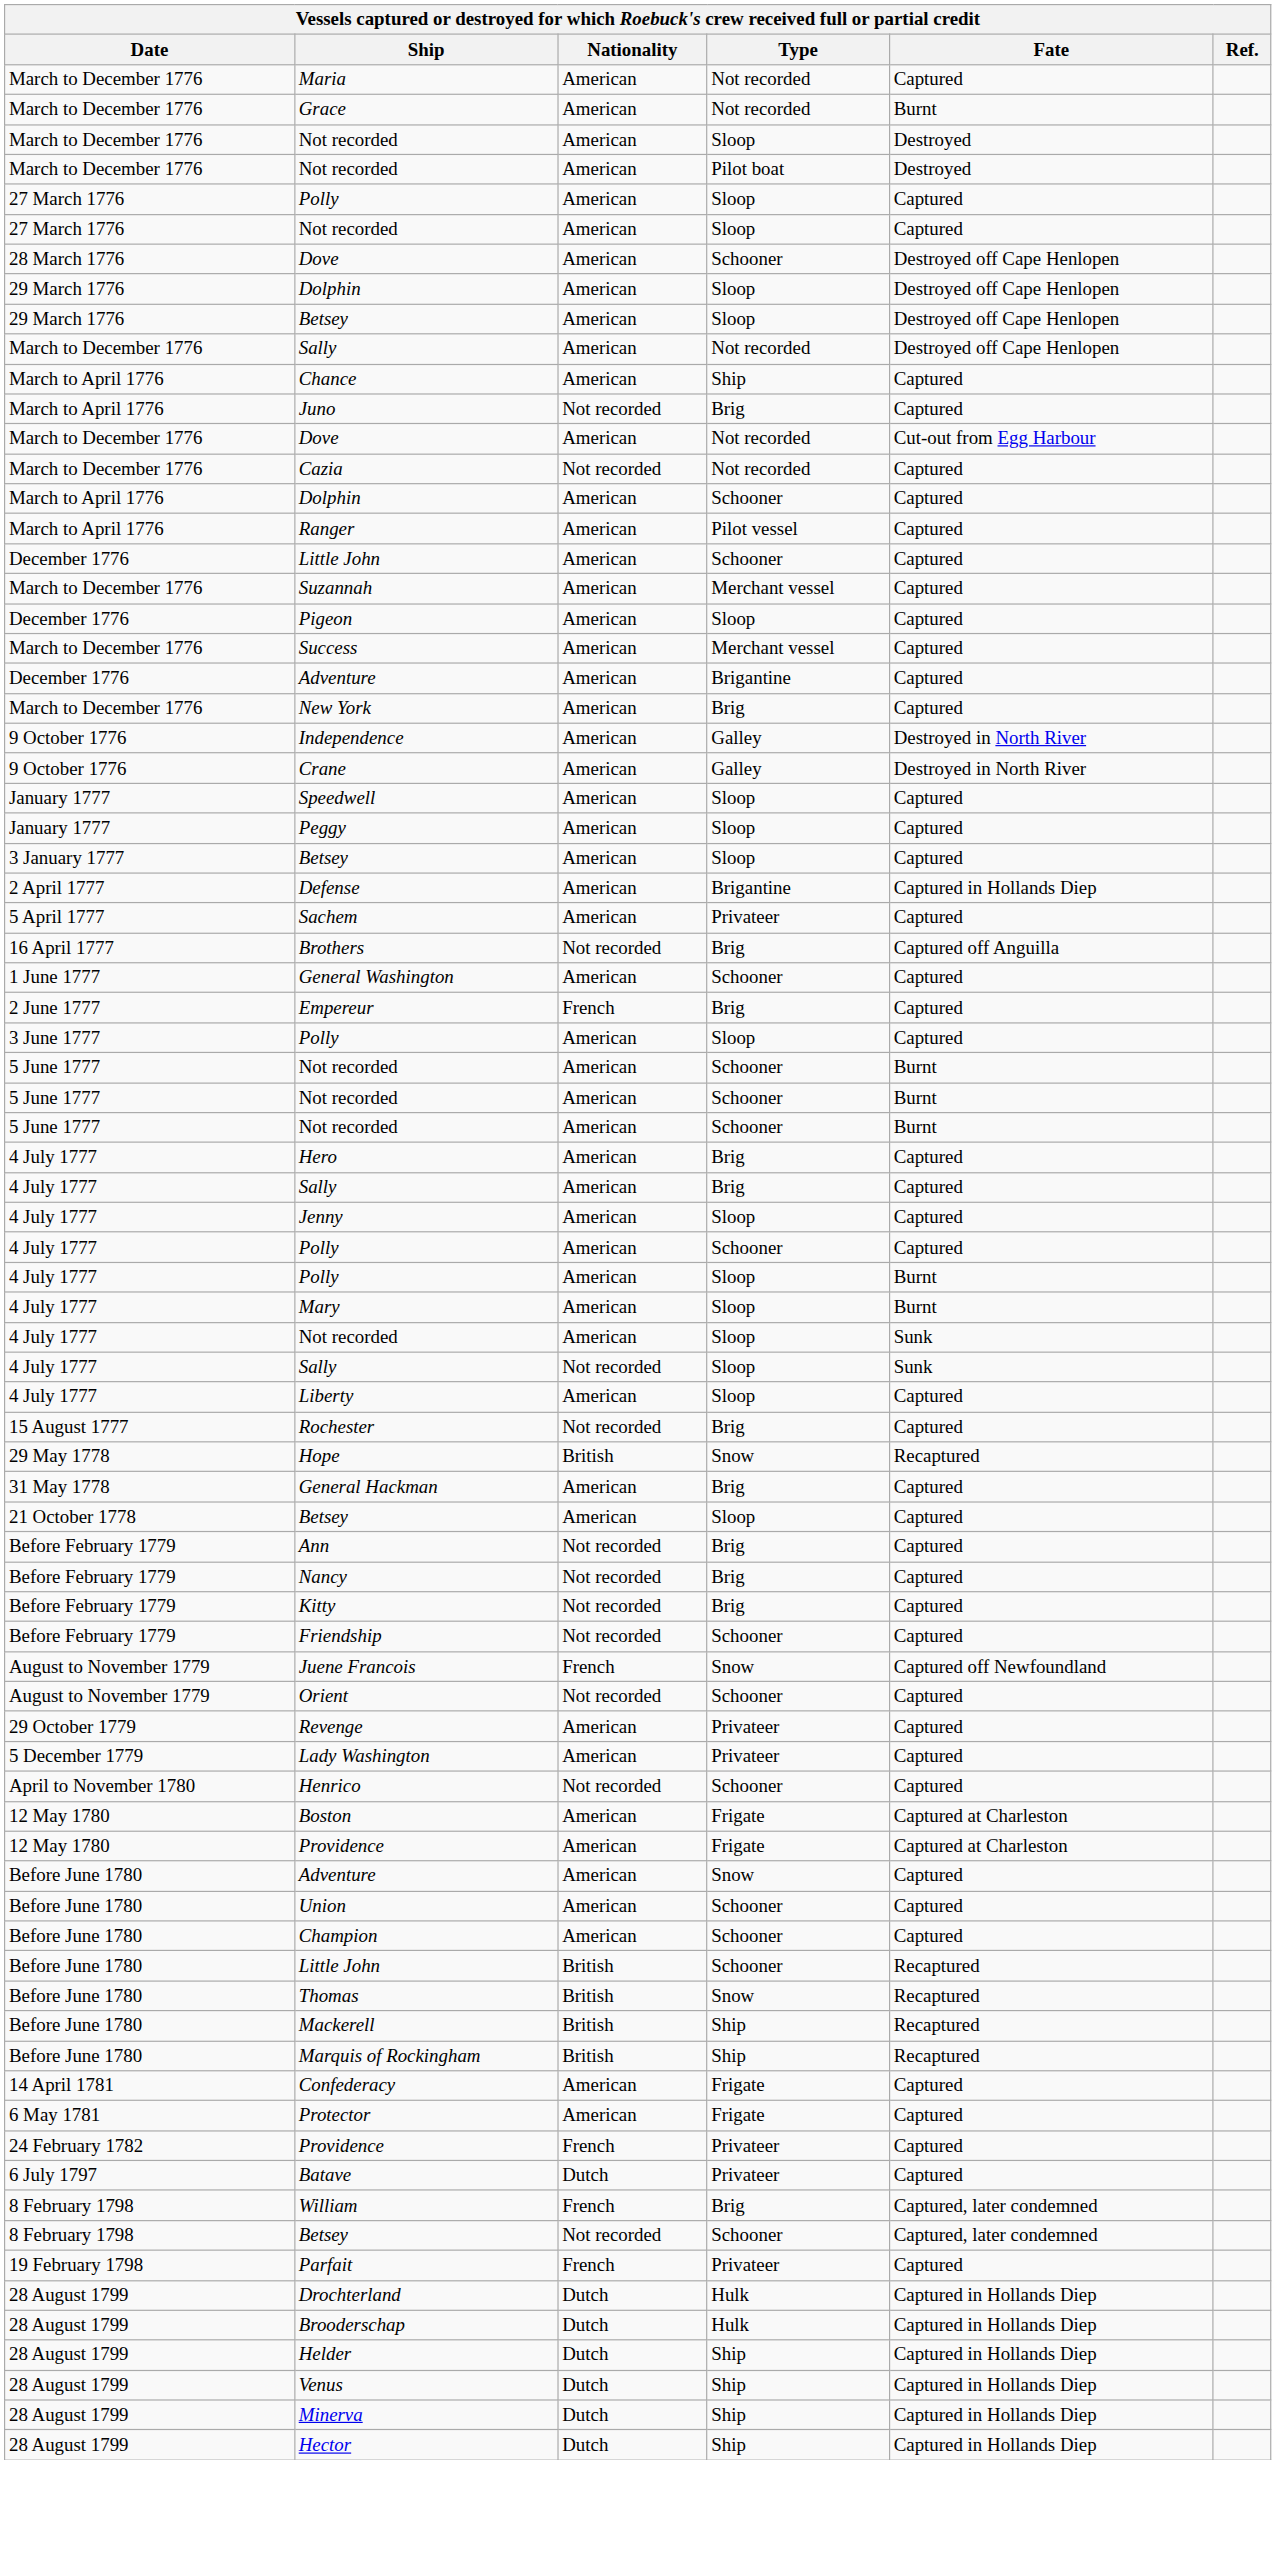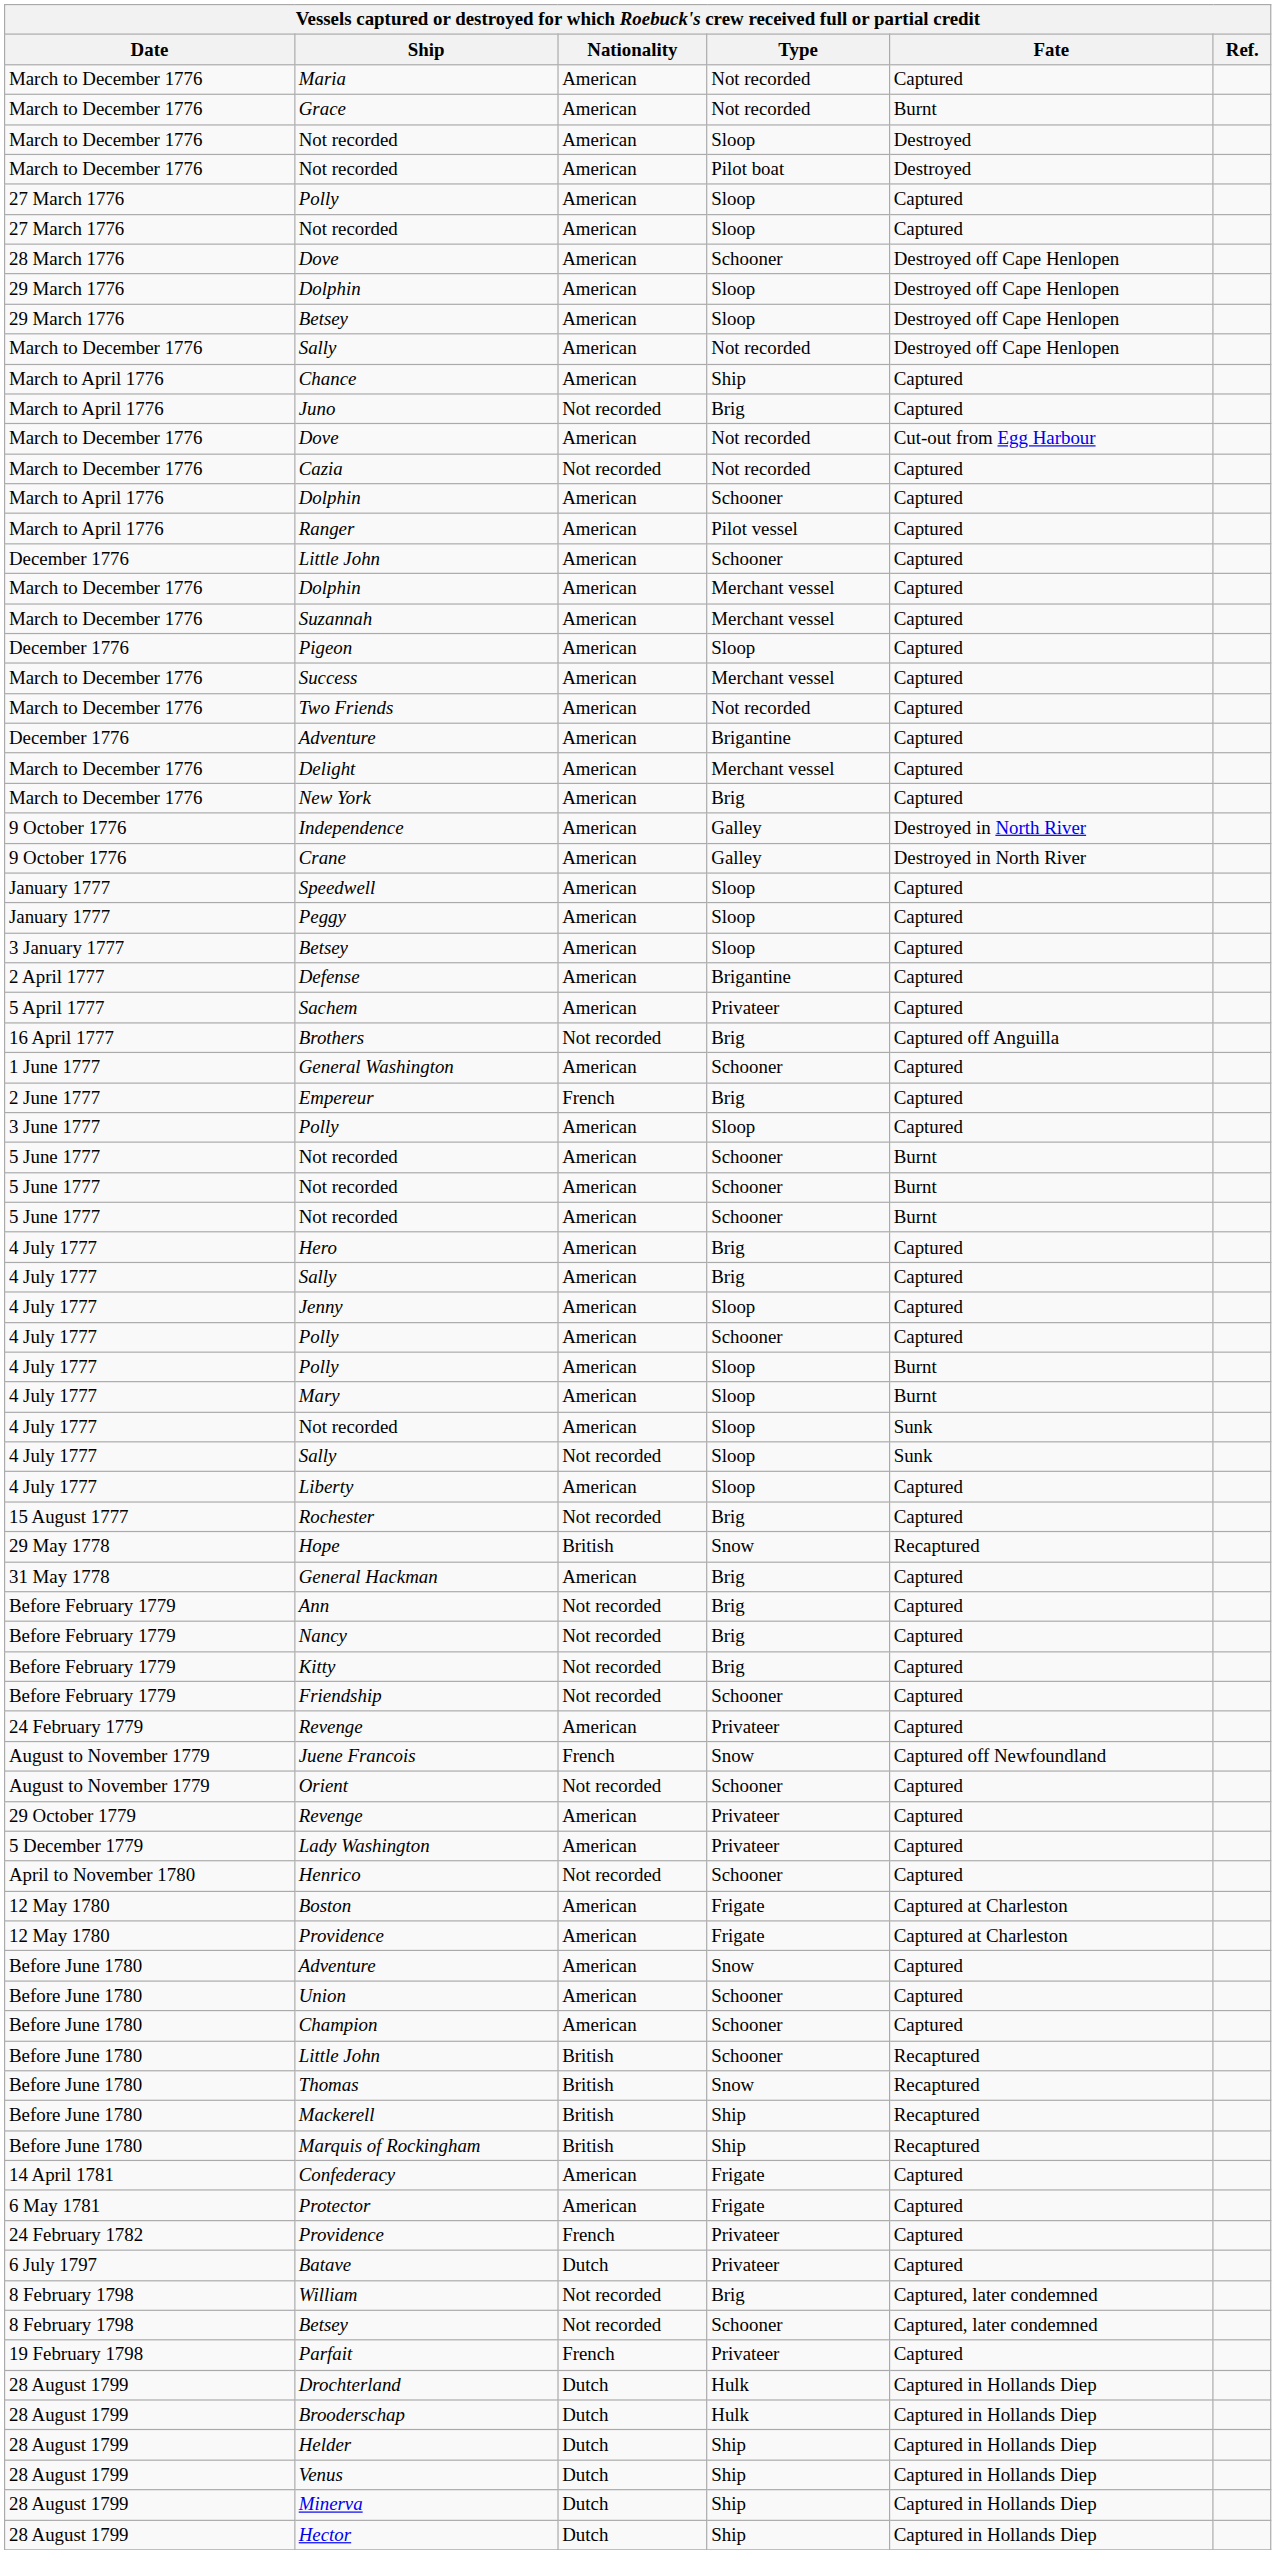+ row: (106, 588)
+ row: (106, 708)
+ row: (106, 768)
(995, 887) Captured in Hollands Diep -> (928, 977) Captured
- row: (72, 1516)
+ row: (76, 1726)
(588, 2205) French -> (612, 2295) Not recorded
